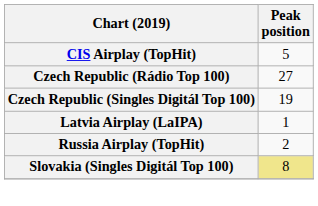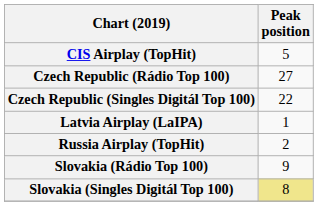(286, 99) 19 -> (286, 99) 22
+ row: (131, 167)
